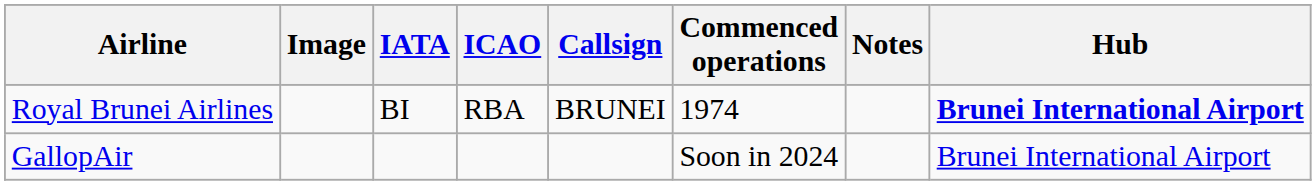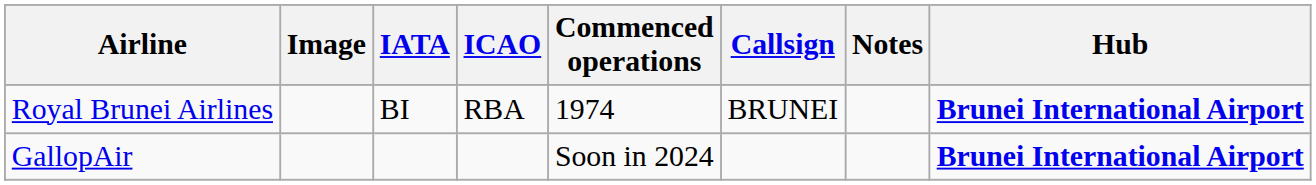columns swapped: (610, 44) <-> (759, 44)
(1104, 155) normal -> (1120, 155) bold
